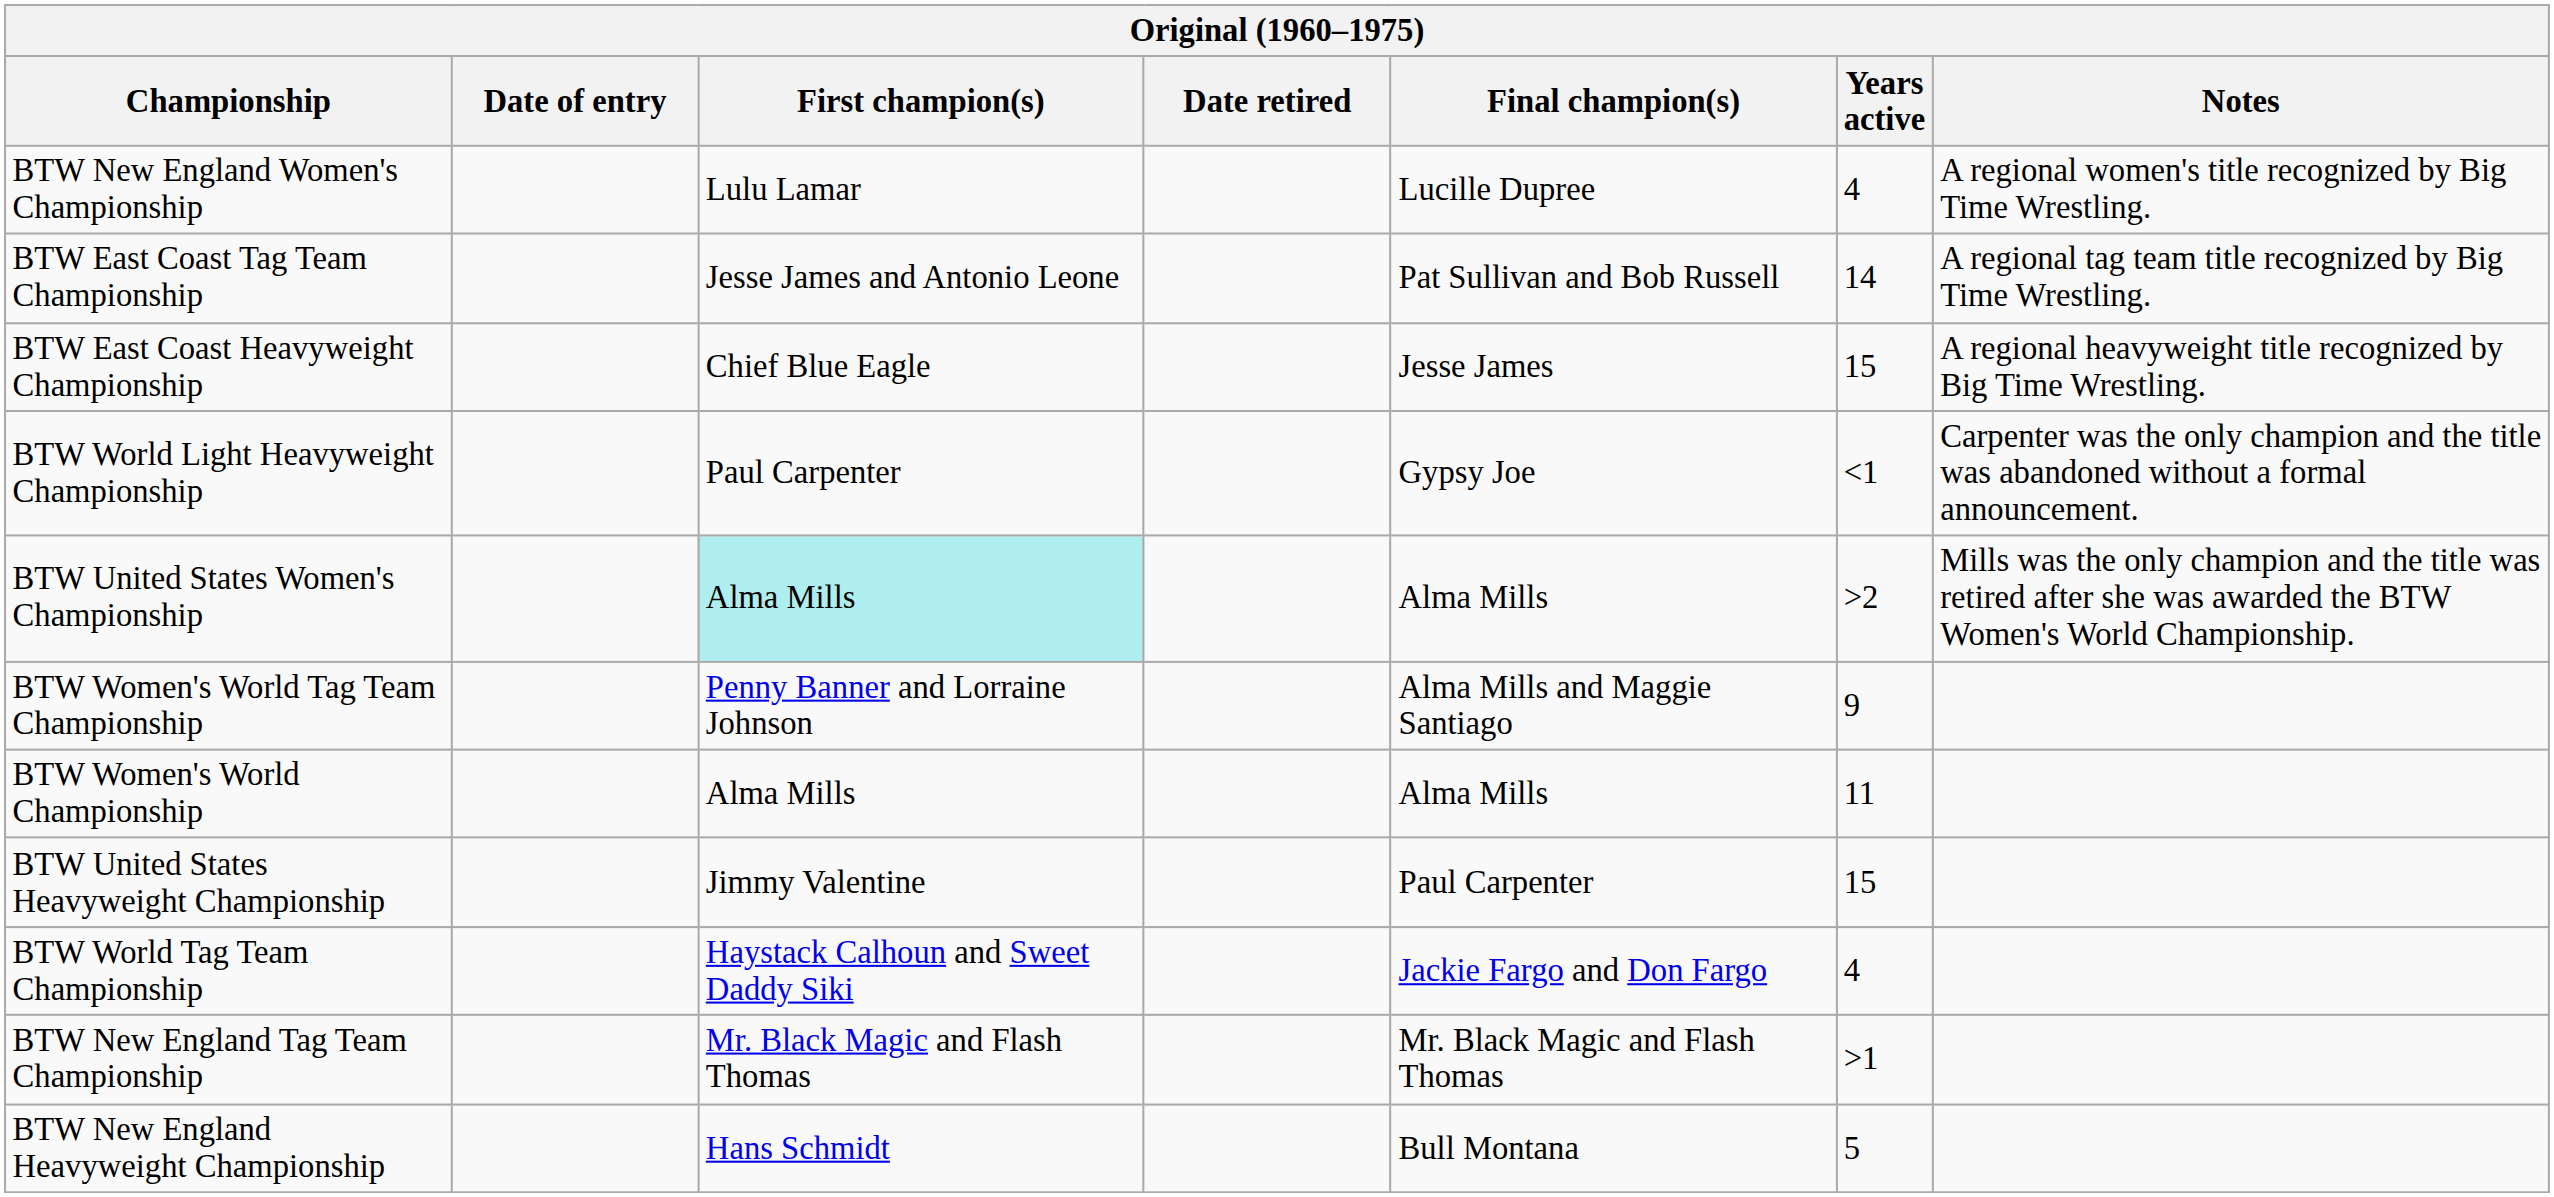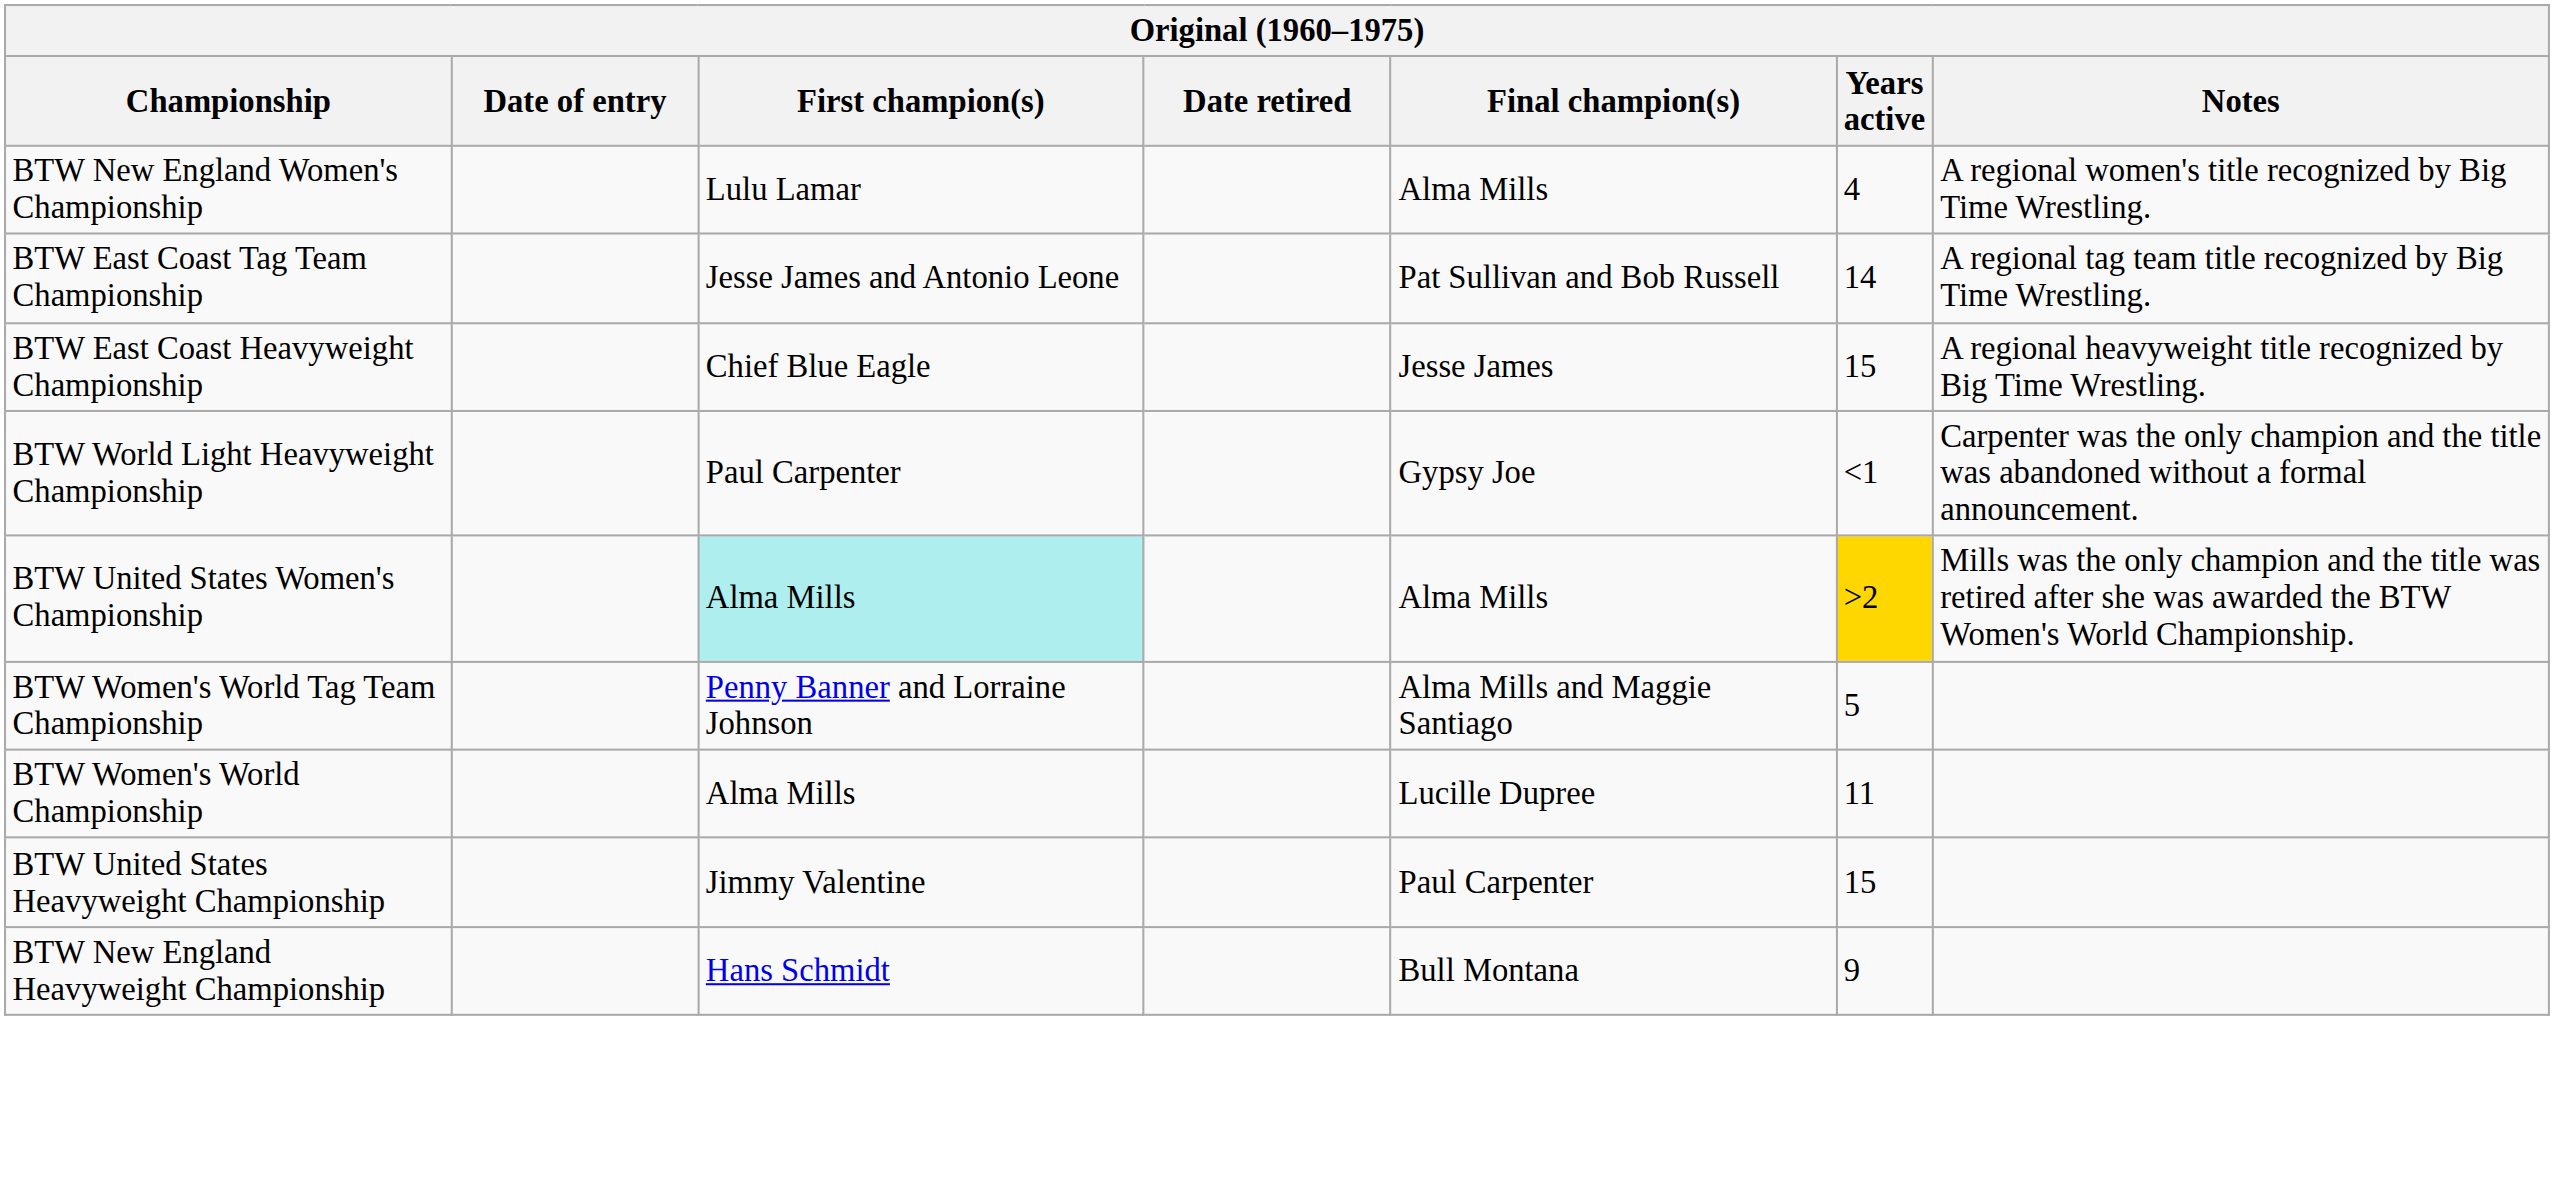(1497, 188) Lucille Dupree -> (1473, 188) Alma Mills
(1861, 598) no background -> (1861, 598) gold background
(1852, 704) 9 -> (1852, 704) 5
(1473, 793) Alma Mills -> (1497, 793) Lucille Dupree
- row: (160, 970)
- row: (210, 1058)
(1852, 1147) 5 -> (1852, 970) 9
